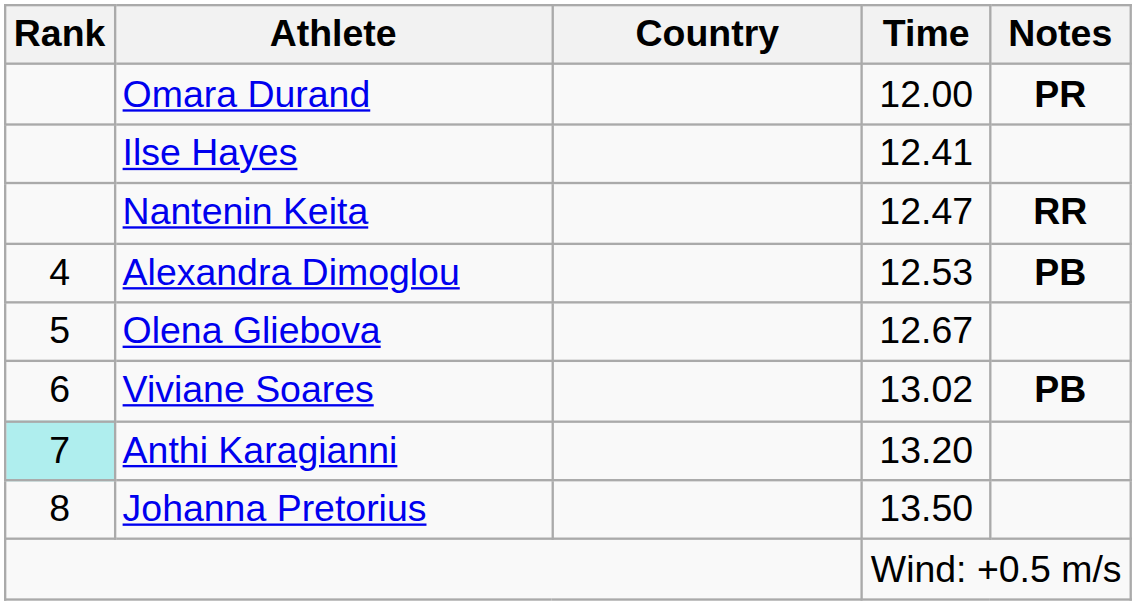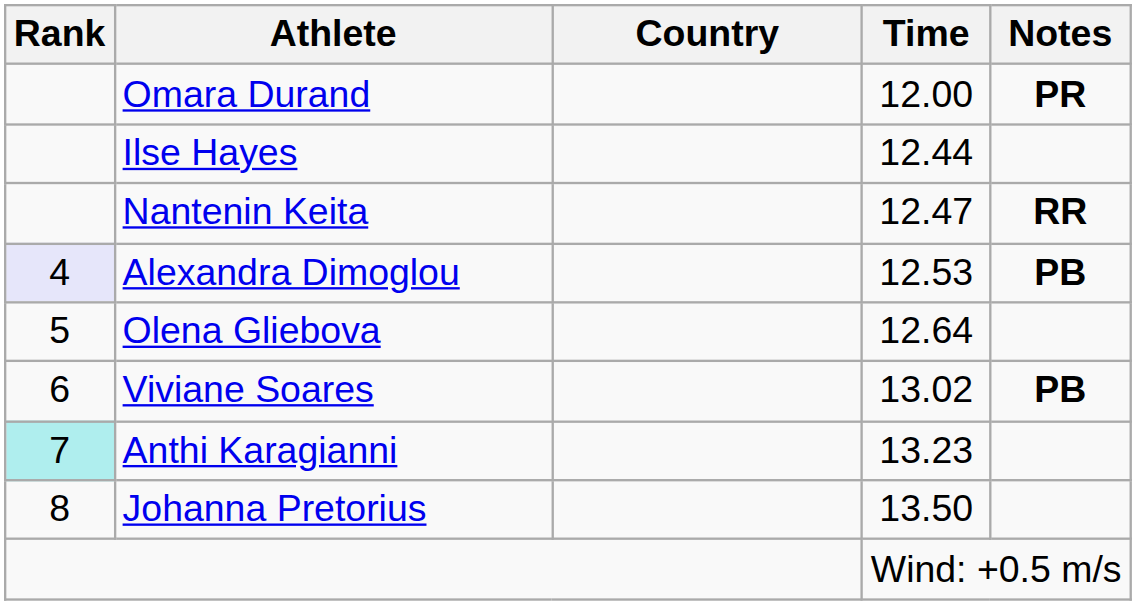(926, 152) 12.41 -> (926, 152) 12.44
(60, 271) no background -> (60, 271) lavender background
(926, 331) 12.67 -> (926, 331) 12.64
(926, 449) 13.20 -> (926, 449) 13.23
